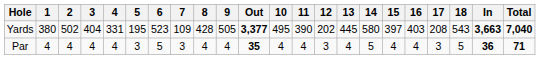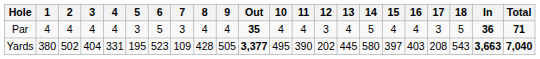rows swapped: (20, 29) <-> (20, 46)
